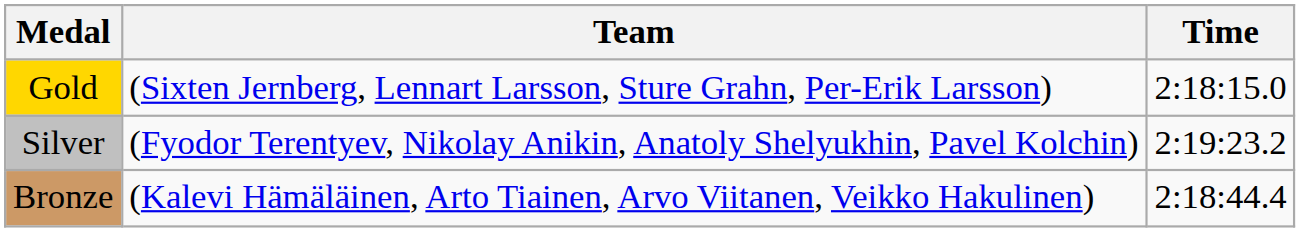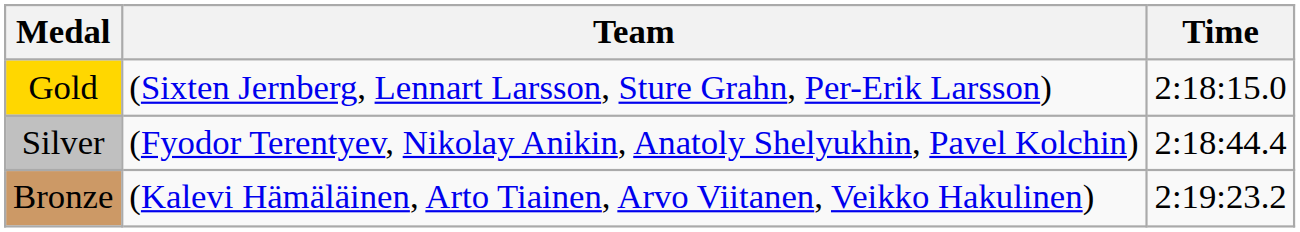(1221, 142) 2:19:23.2 -> (1221, 142) 2:18:44.4
(1221, 197) 2:18:44.4 -> (1221, 197) 2:19:23.2
